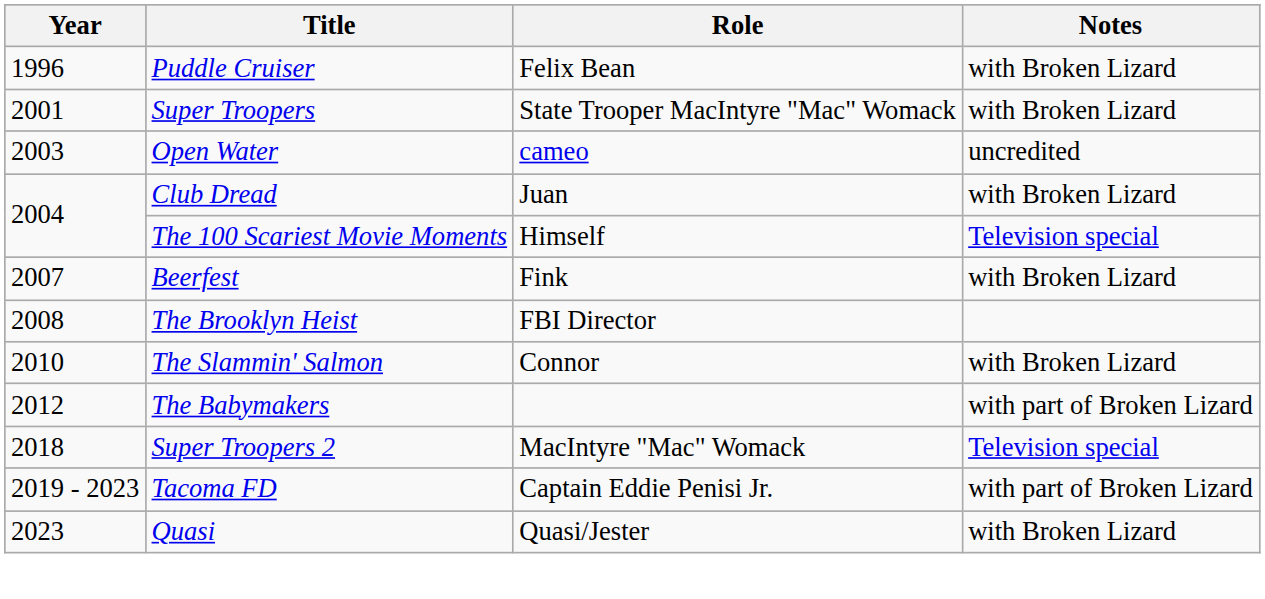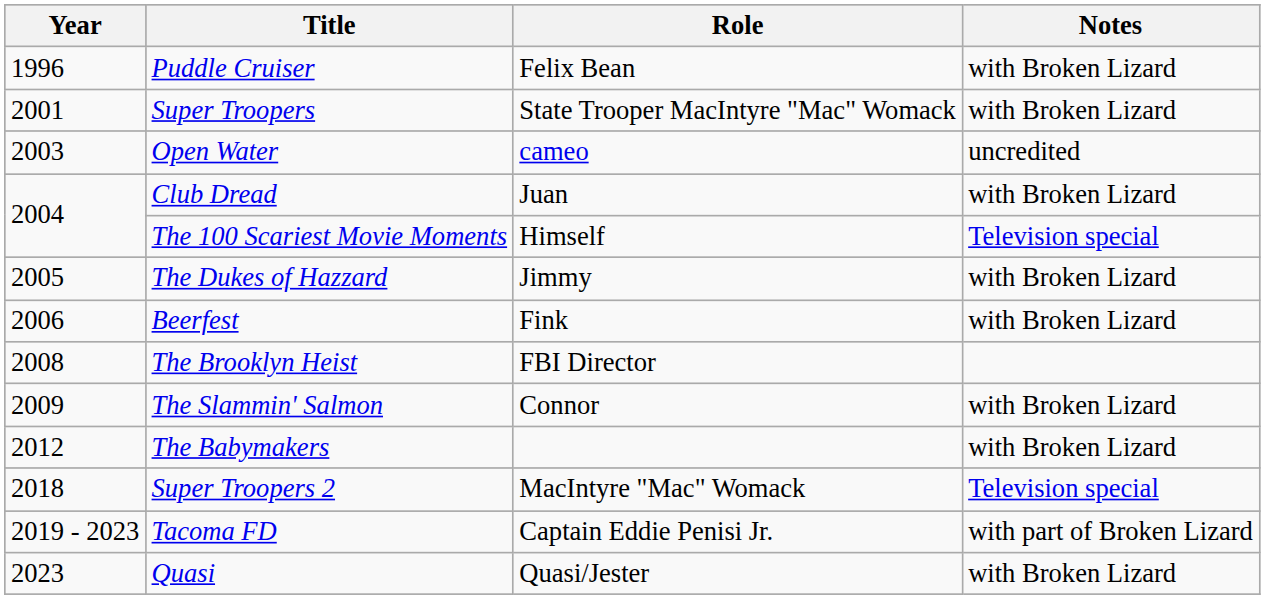+ row: (269, 278)
(38, 278) 2007 -> (38, 320) 2006
(38, 362) 2010 -> (38, 404) 2009
(1110, 404) with part of Broken Lizard -> (1072, 446) with Broken Lizard
